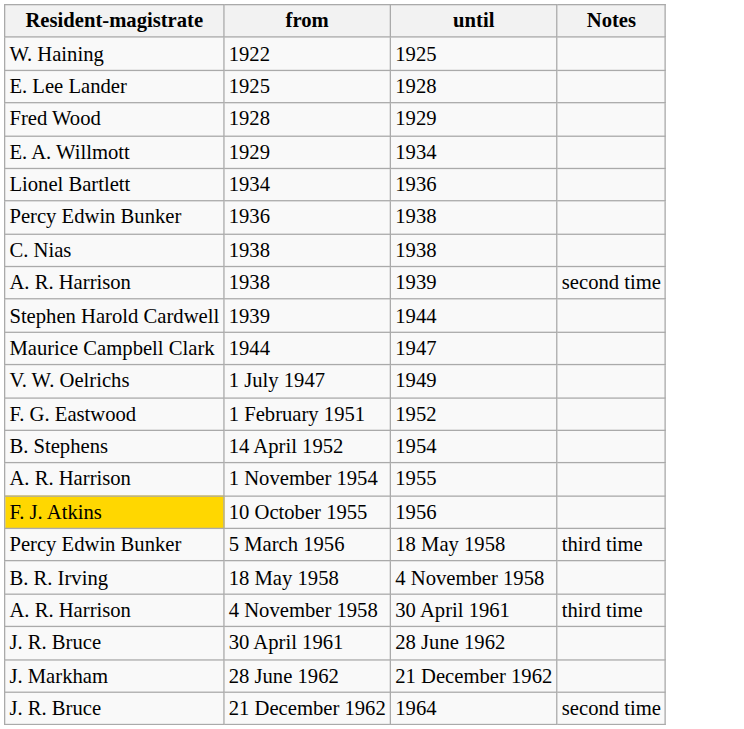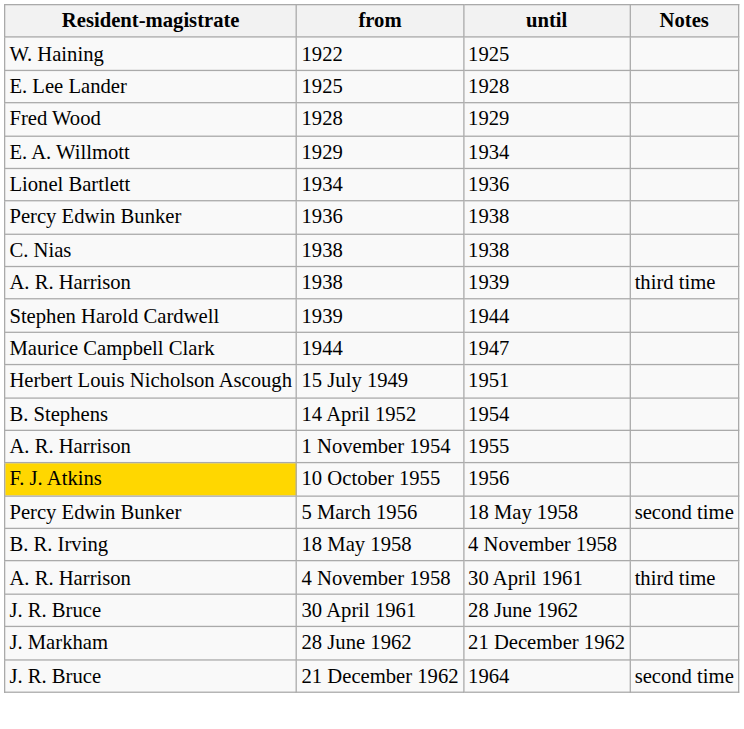(611, 282) second time -> (675, 282) third time
- row: (277, 380)
+ row: (355, 380)
- row: (297, 413)
(602, 544) third time -> (684, 511) second time
